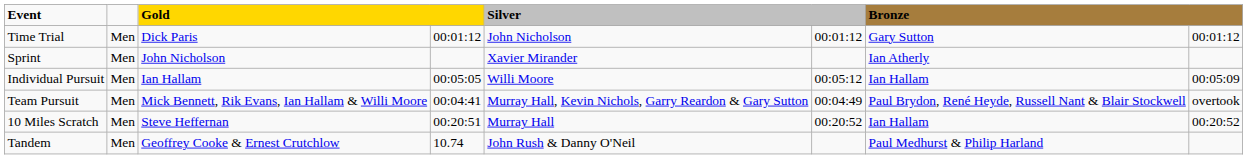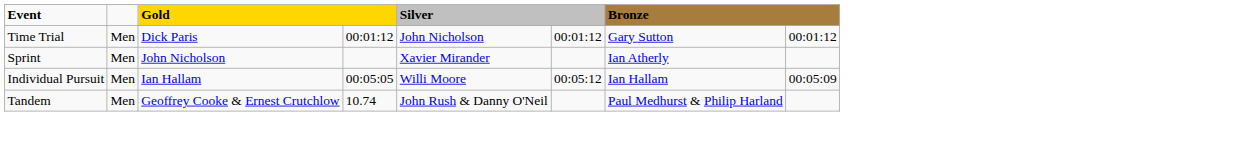- row: (43, 100)
- row: (53, 121)
